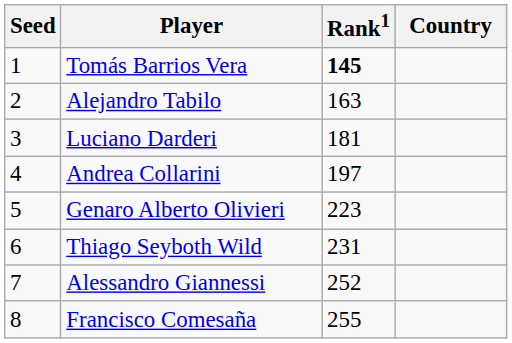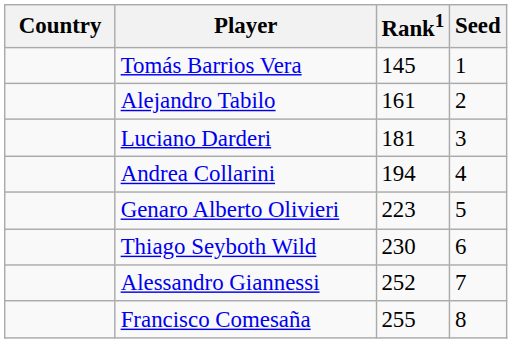columns swapped: (451, 25) <-> (33, 25)
(344, 65) bold -> (399, 65) normal
(344, 101) 163 -> (399, 101) 161
(344, 173) 197 -> (399, 173) 194
(344, 246) 231 -> (399, 246) 230
